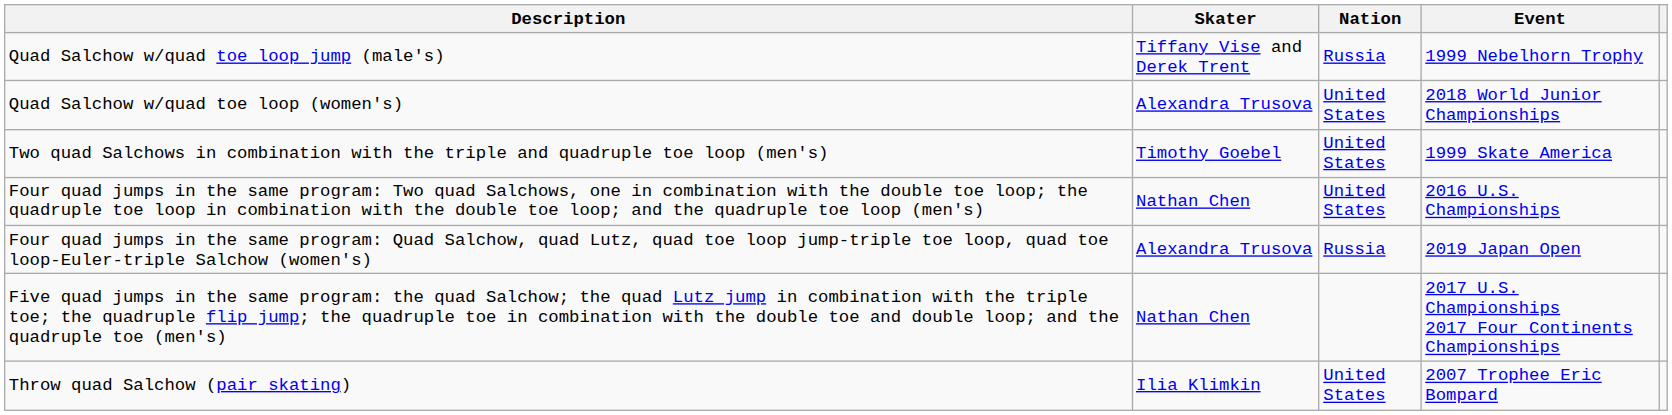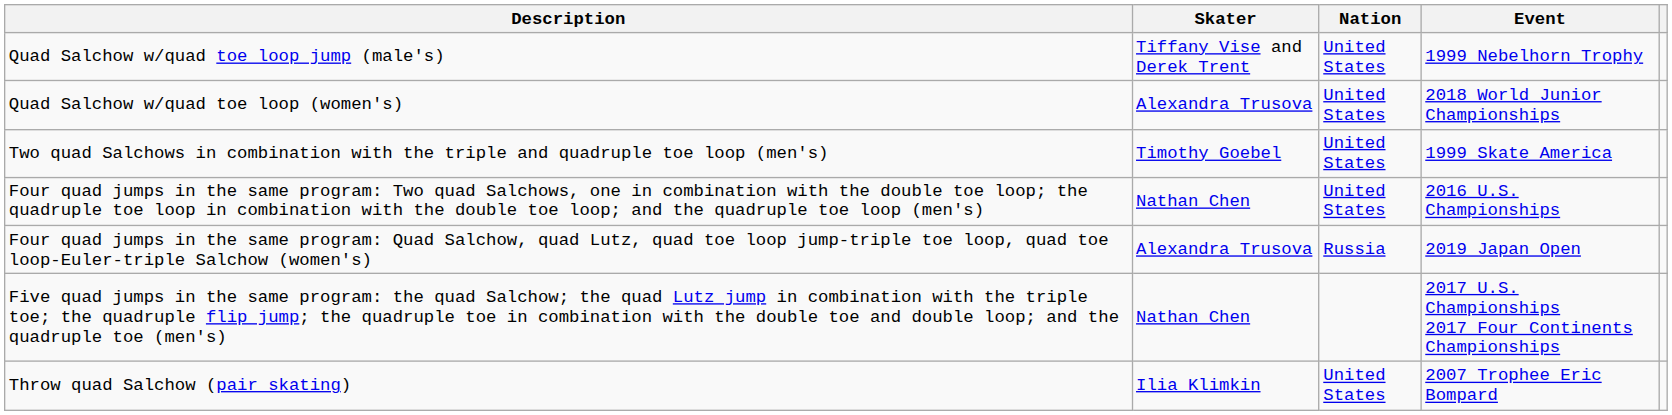(1354, 57) Russia -> (1354, 57) United States
